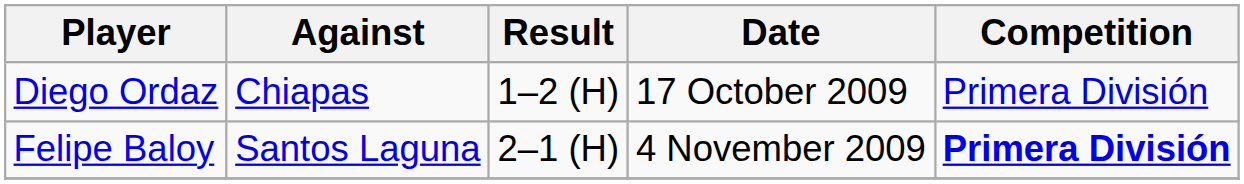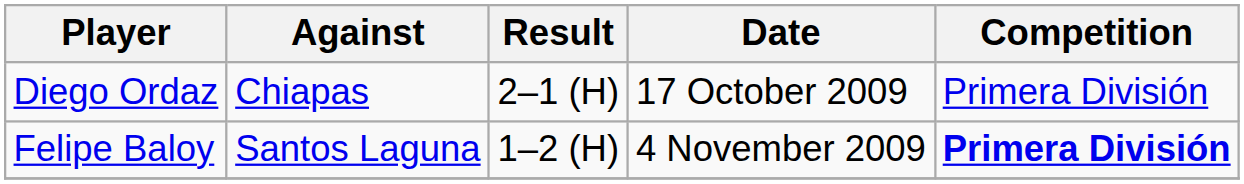(558, 91) 1–2 (H) -> (558, 91) 2–1 (H)
(558, 149) 2–1 (H) -> (558, 149) 1–2 (H)
